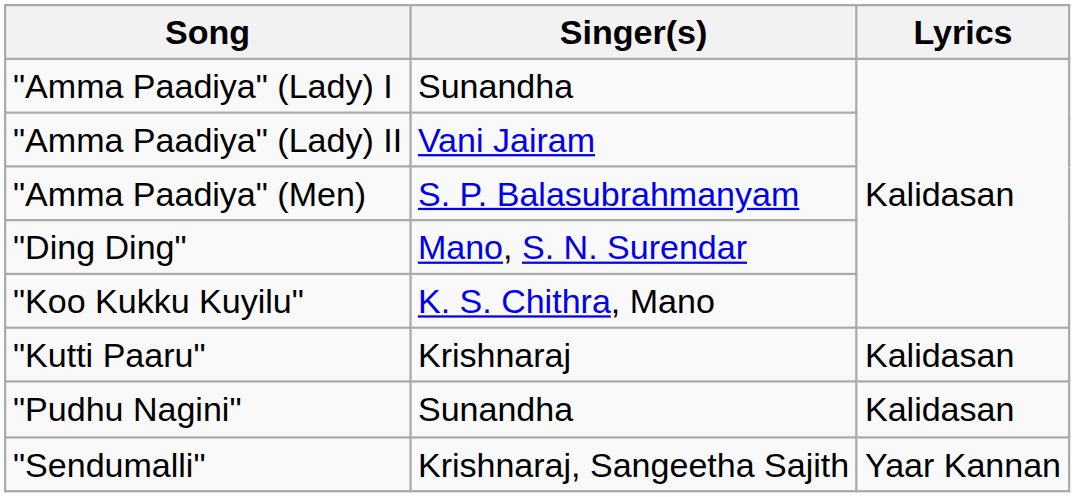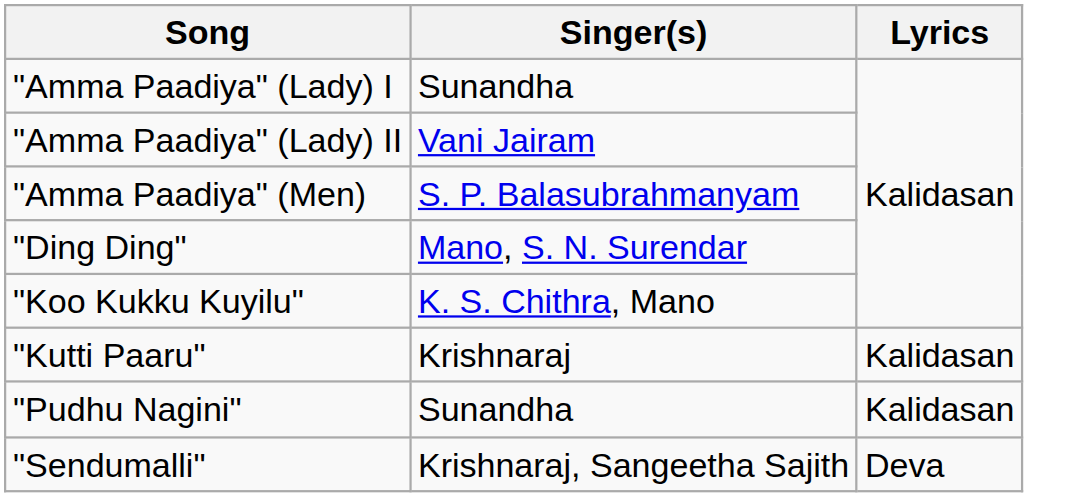(963, 463) Yaar Kannan -> (905, 463) Deva
